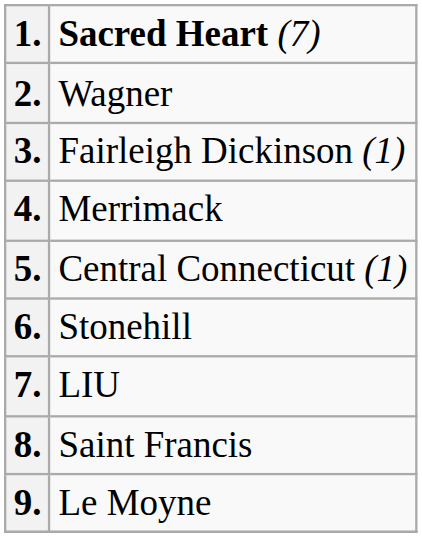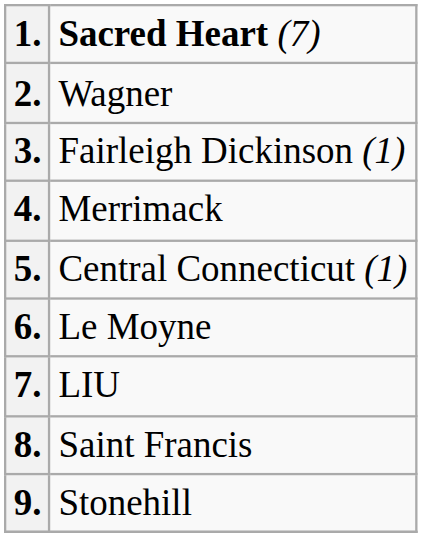(125, 326) Stonehill -> (135, 326) Le Moyne
(135, 502) Le Moyne -> (125, 502) Stonehill
